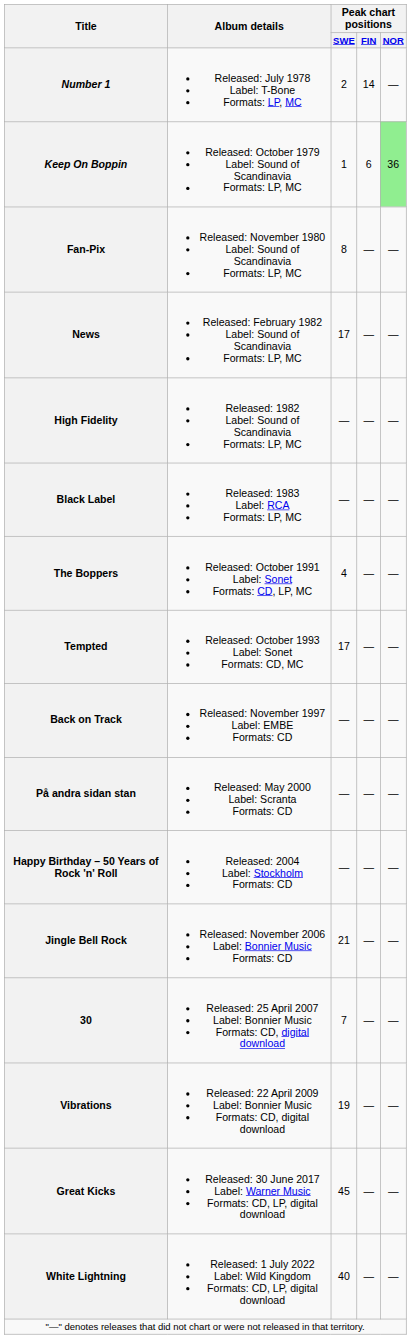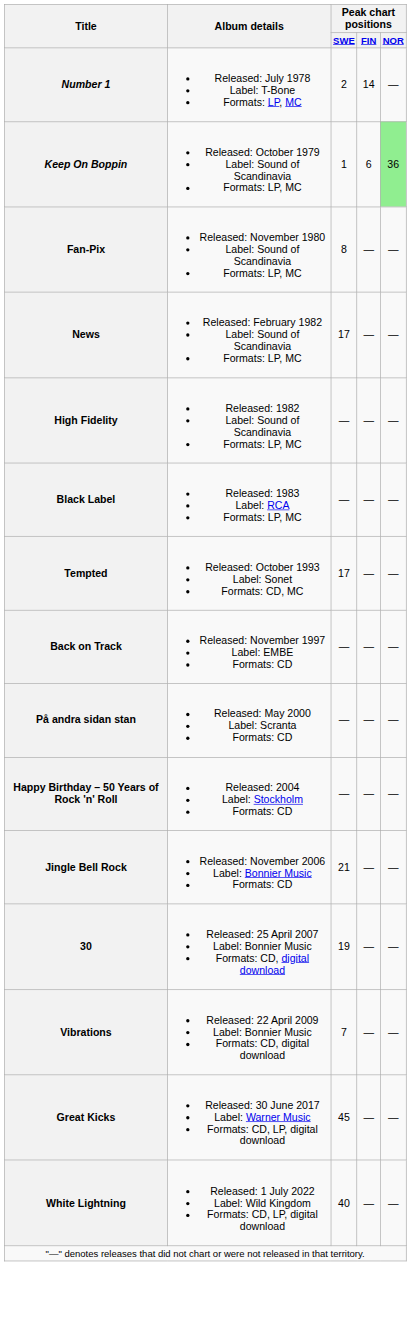- row: (86, 573)
(344, 1020) 7 -> (344, 946) 19
(344, 1105) 19 -> (344, 1032) 7
